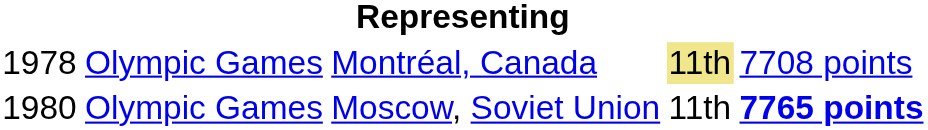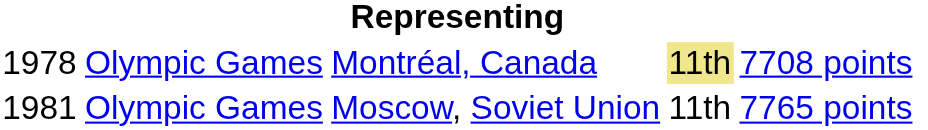(39, 108) 1980 -> (39, 108) 1981
(832, 108) bold -> (826, 108) normal
